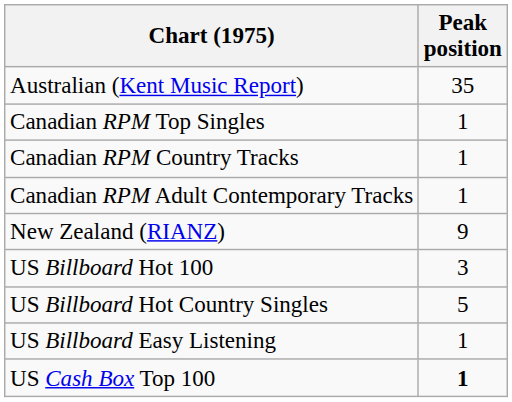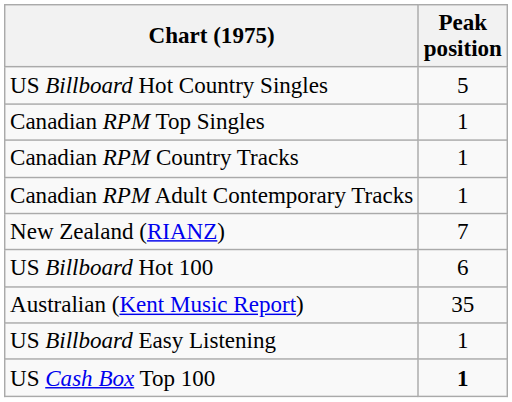rows swapped: (157, 85) <-> (169, 304)
(463, 231) 9 -> (463, 231) 7
(463, 267) 3 -> (463, 267) 6
